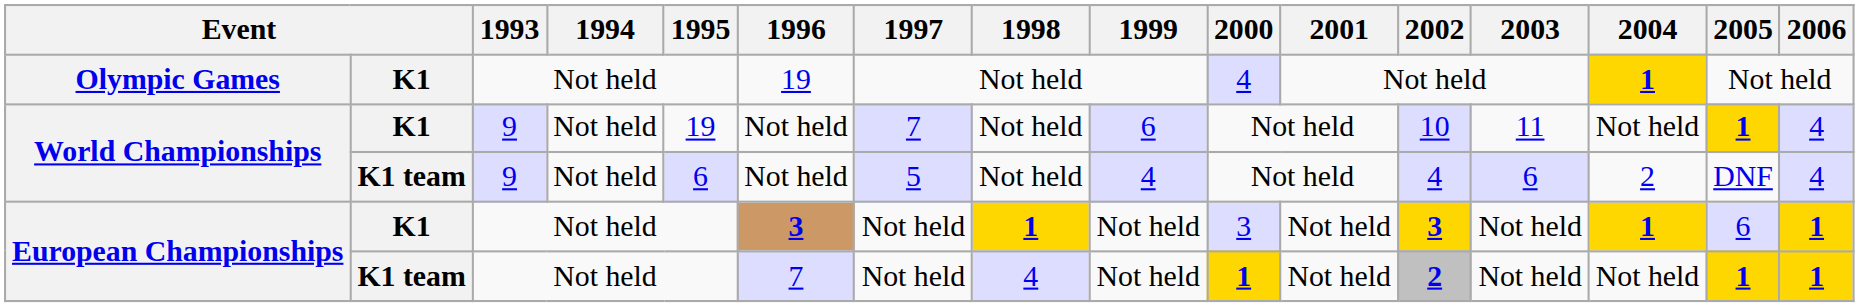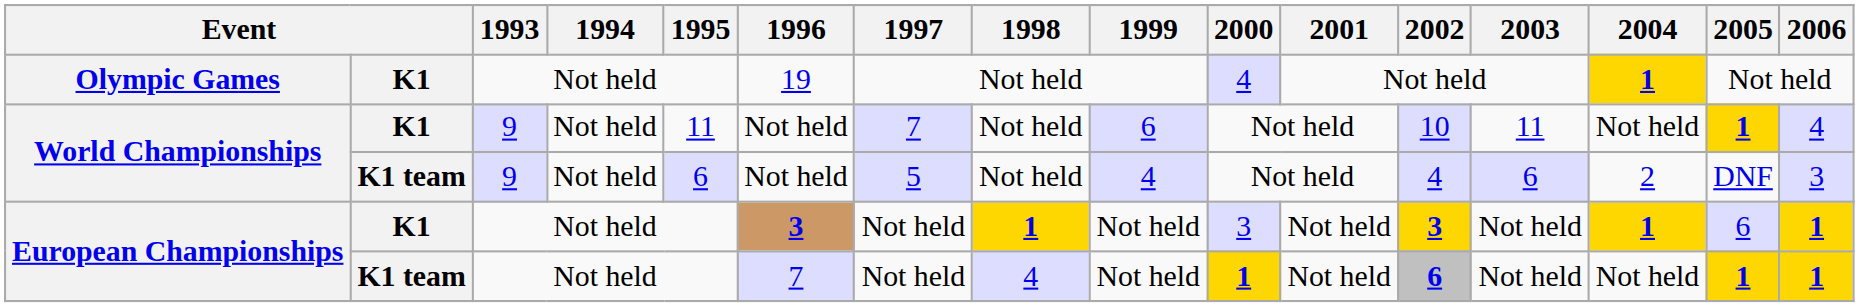(701, 127) 19 -> (701, 127) 11
(1817, 176) 4 -> (1817, 176) 3
(1435, 275) 2 -> (1435, 275) 6
